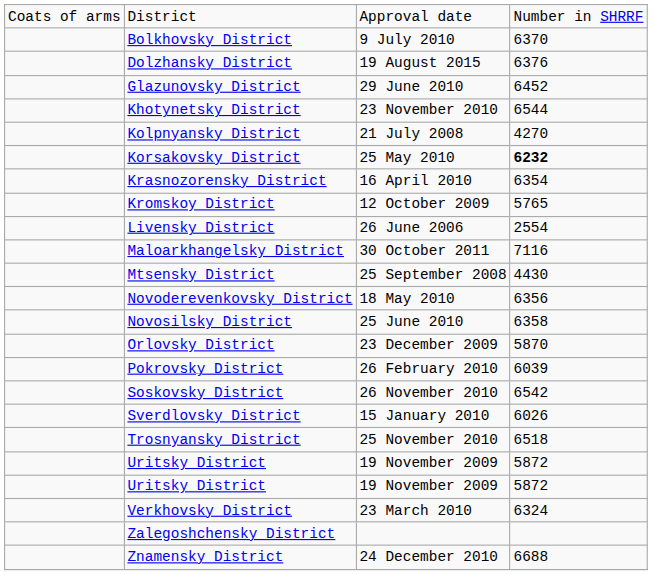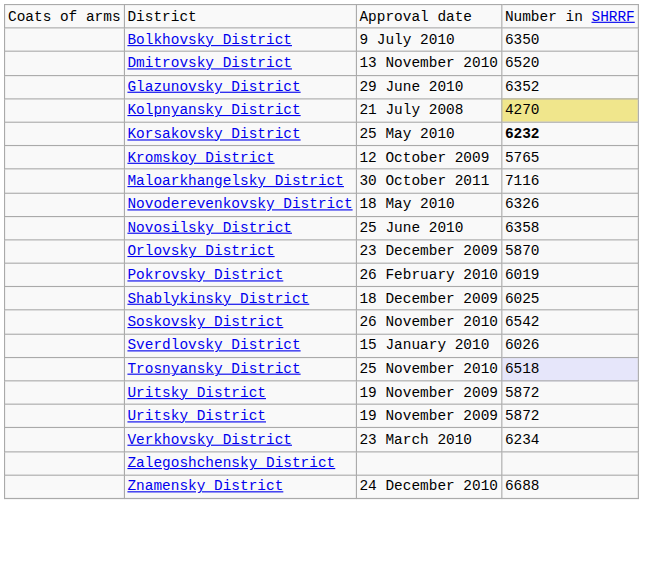(531, 40) 6370 -> (522, 40) 6350
+ row: (210, 63)
- row: (210, 63)
(531, 87) 6452 -> (522, 87) 6352
- row: (214, 110)
(531, 134) no background -> (522, 110) khaki background
- row: (227, 181)
- row: (201, 228)
- row: (201, 275)
(531, 299) 6356 -> (522, 204) 6326
(531, 369) 6039 -> (522, 275) 6019
+ row: (218, 299)
(531, 440) no background -> (522, 369) lavender background
(531, 510) 6324 -> (522, 440) 6234
